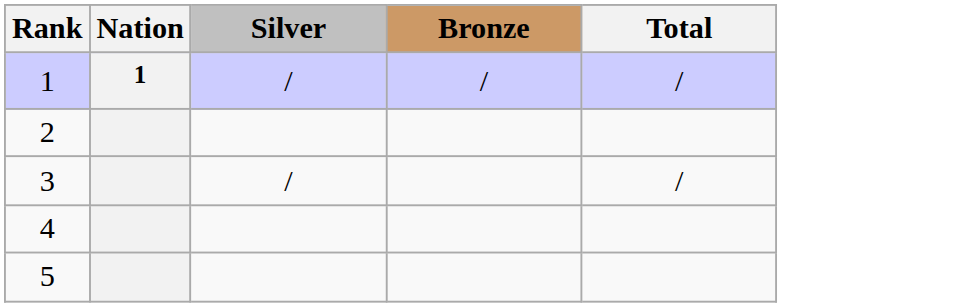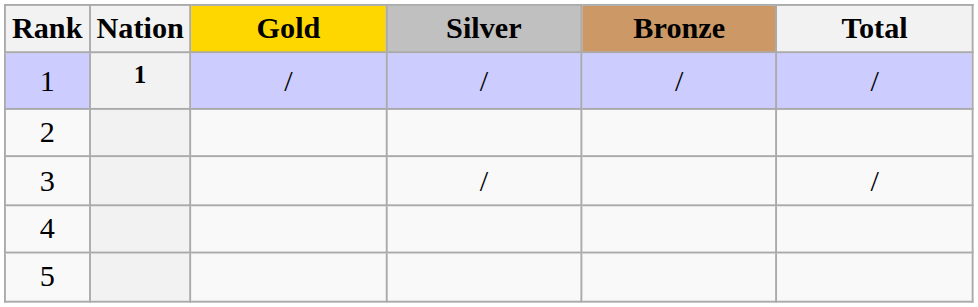+ column: (288, 28)
